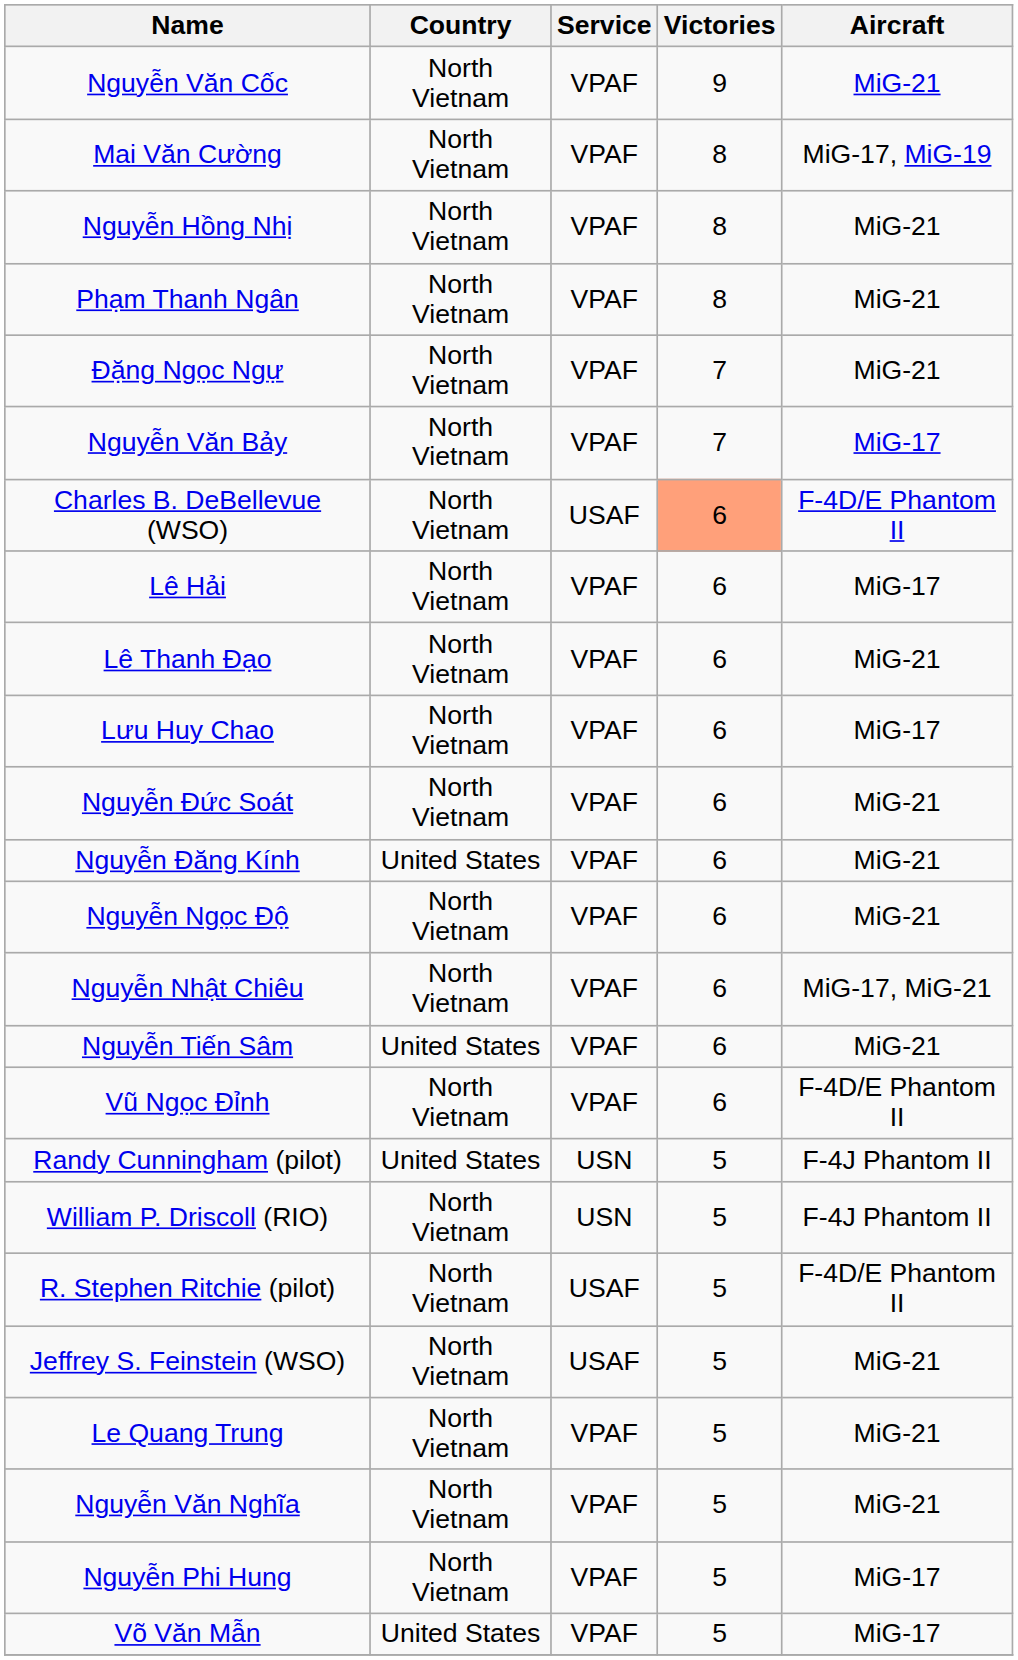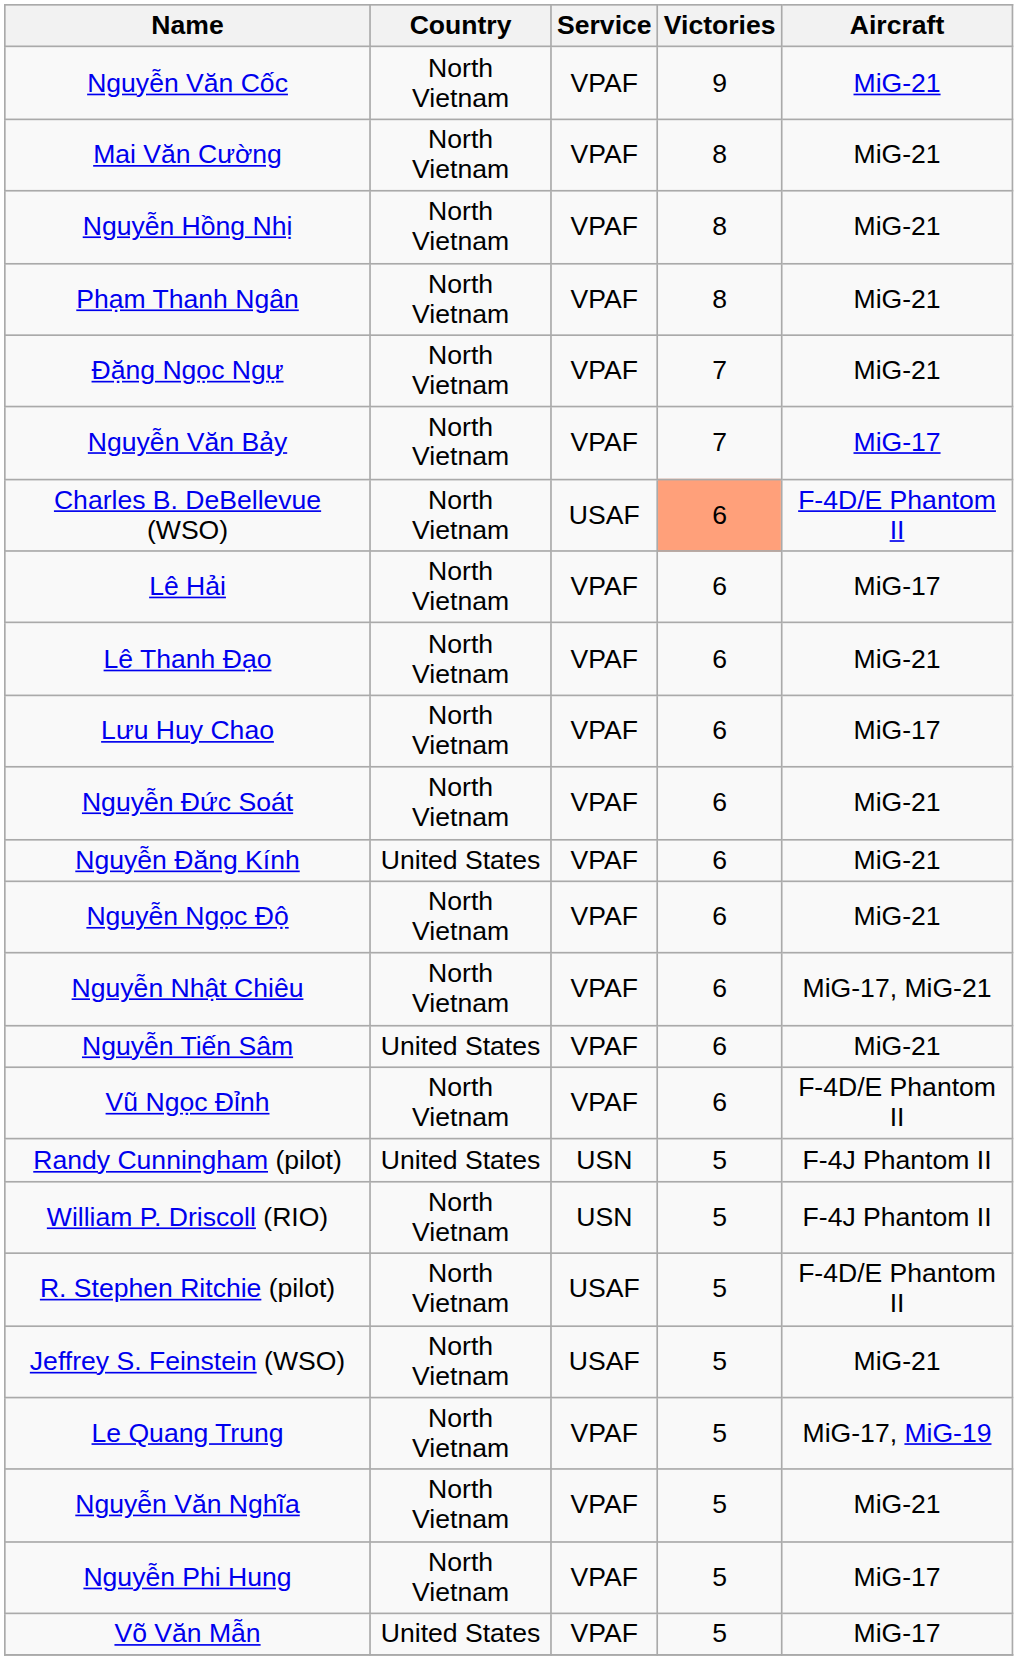(897, 154) MiG-17, MiG-19 -> (897, 154) MiG-21
(897, 1433) MiG-21 -> (897, 1433) MiG-17, MiG-19
